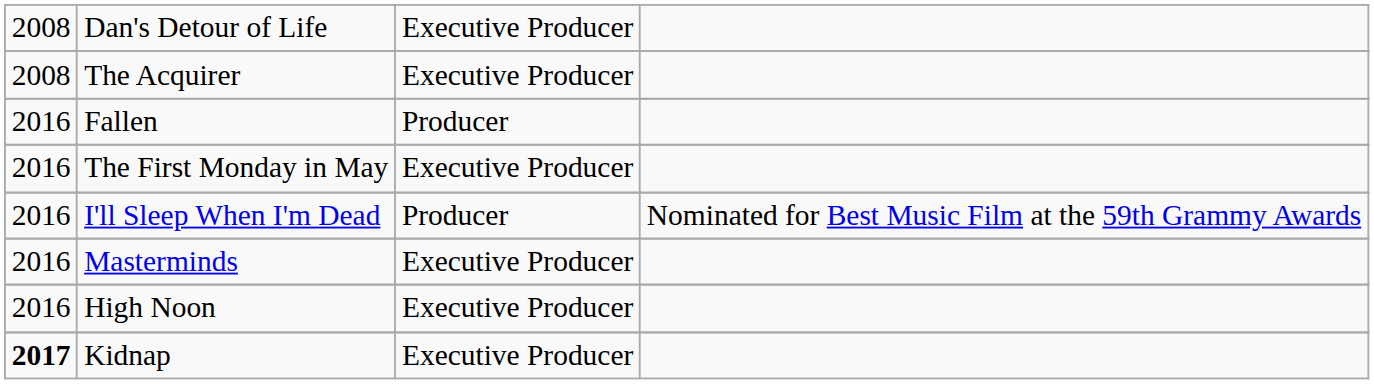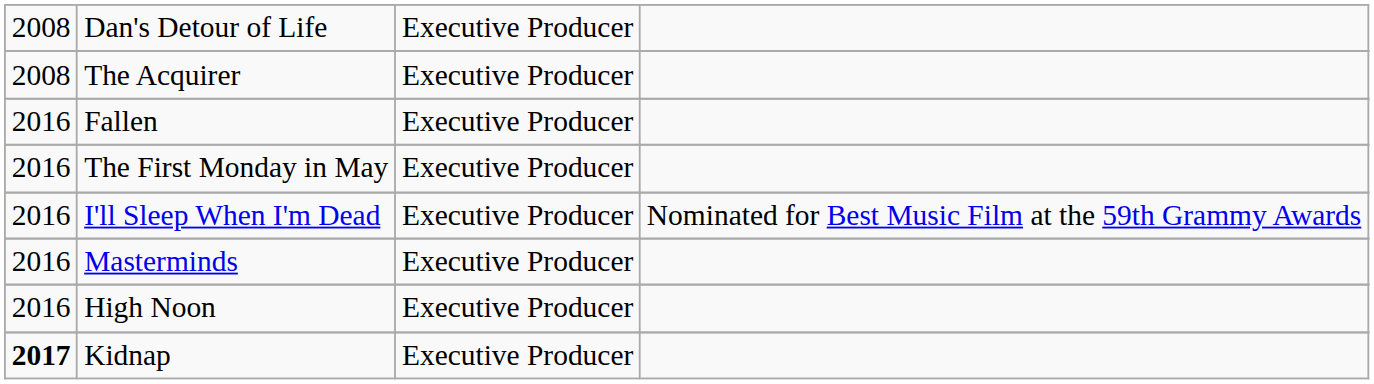(455, 121) Producer -> (518, 121) Executive Producer
(455, 214) Producer -> (518, 214) Executive Producer
